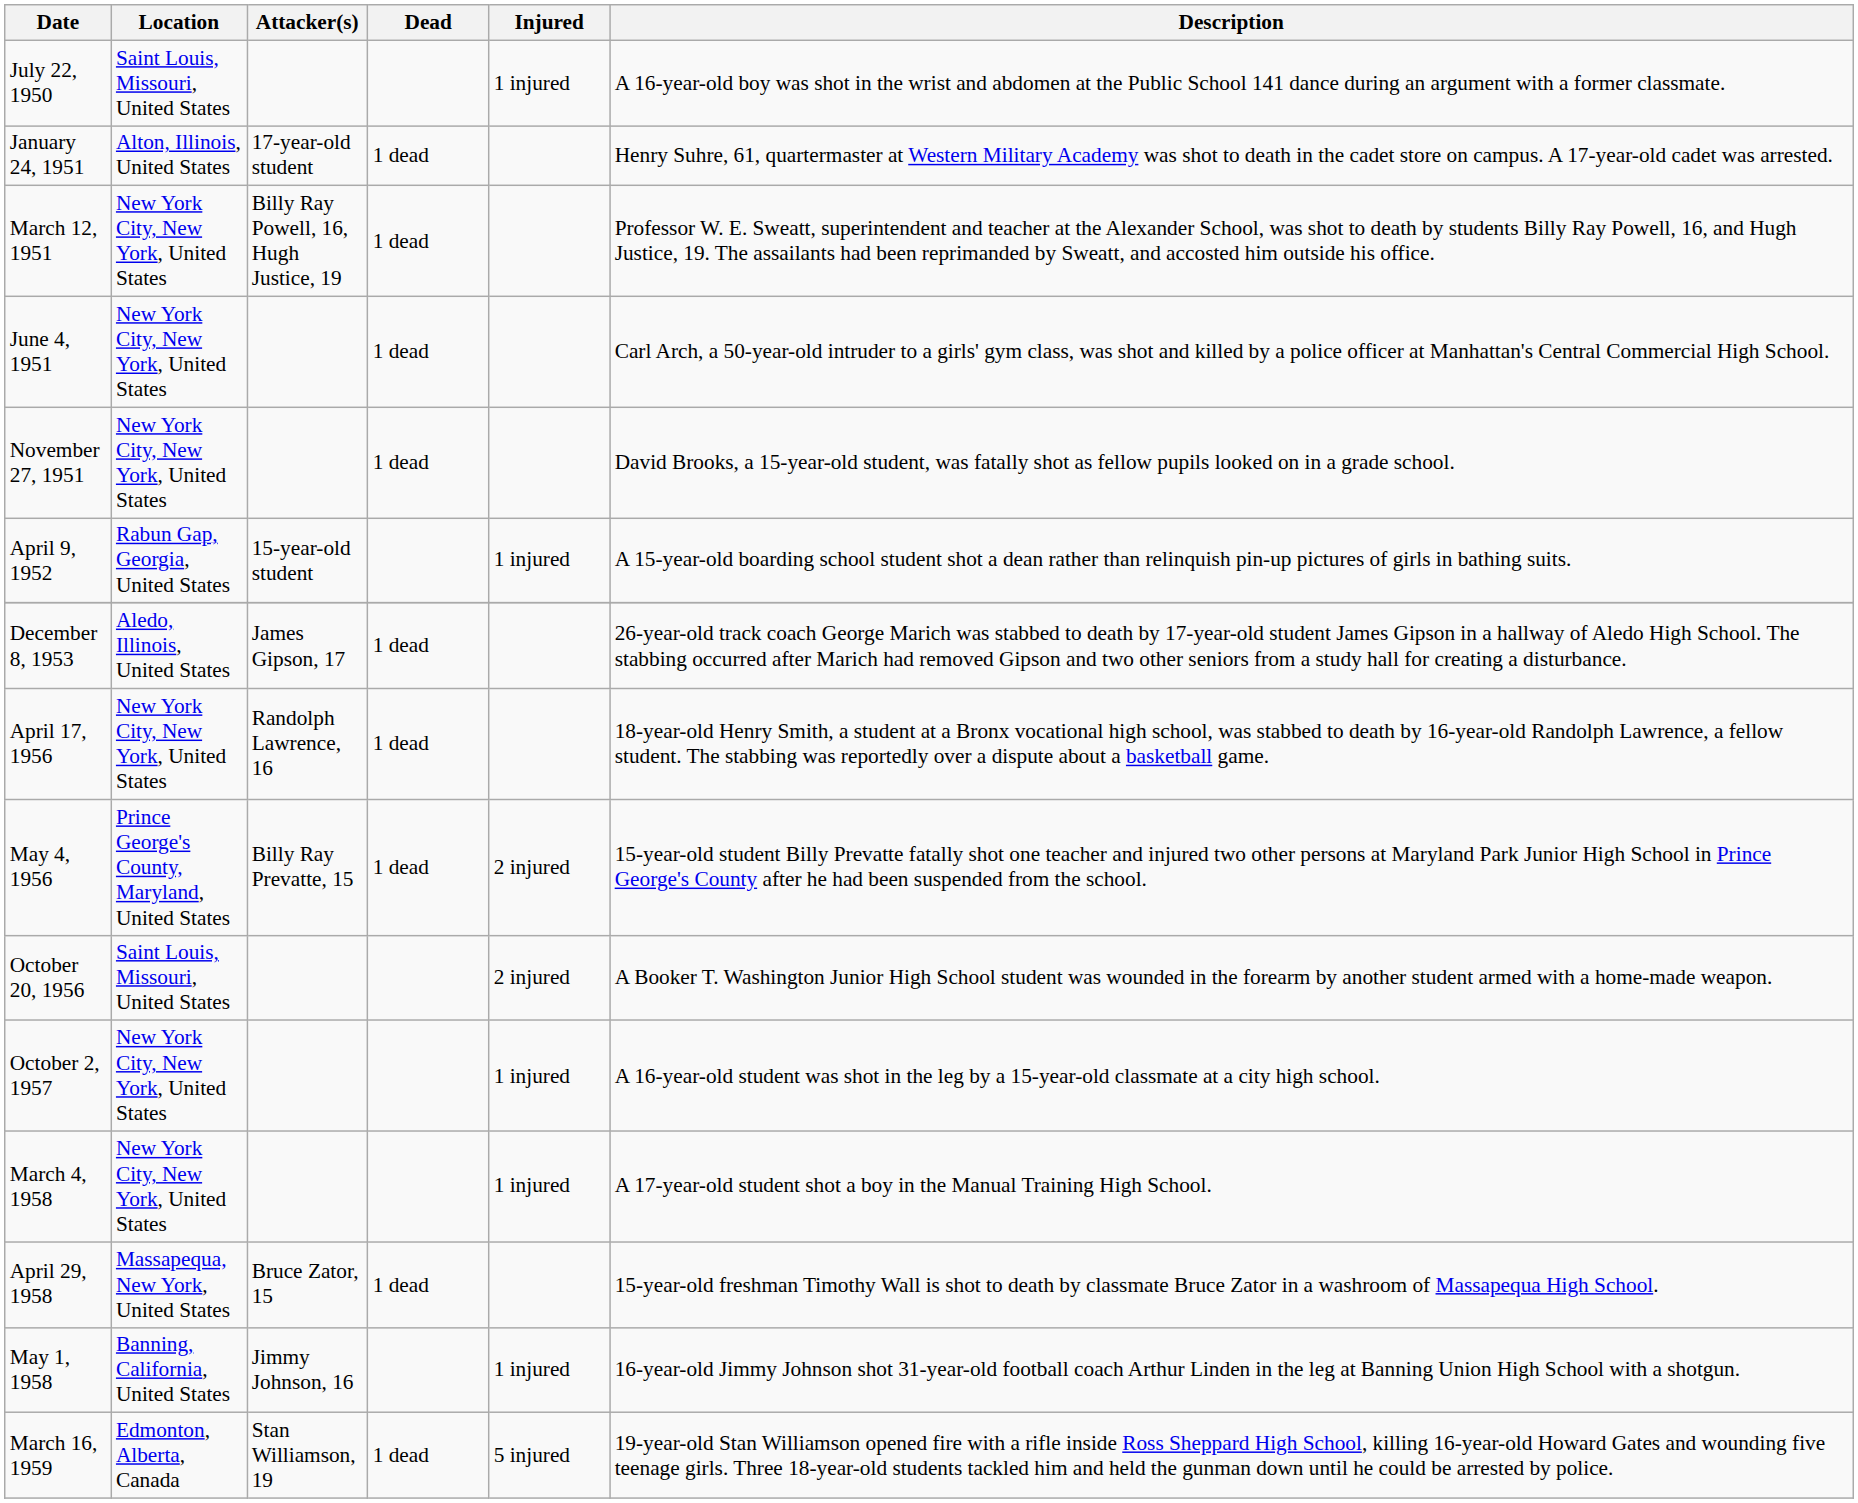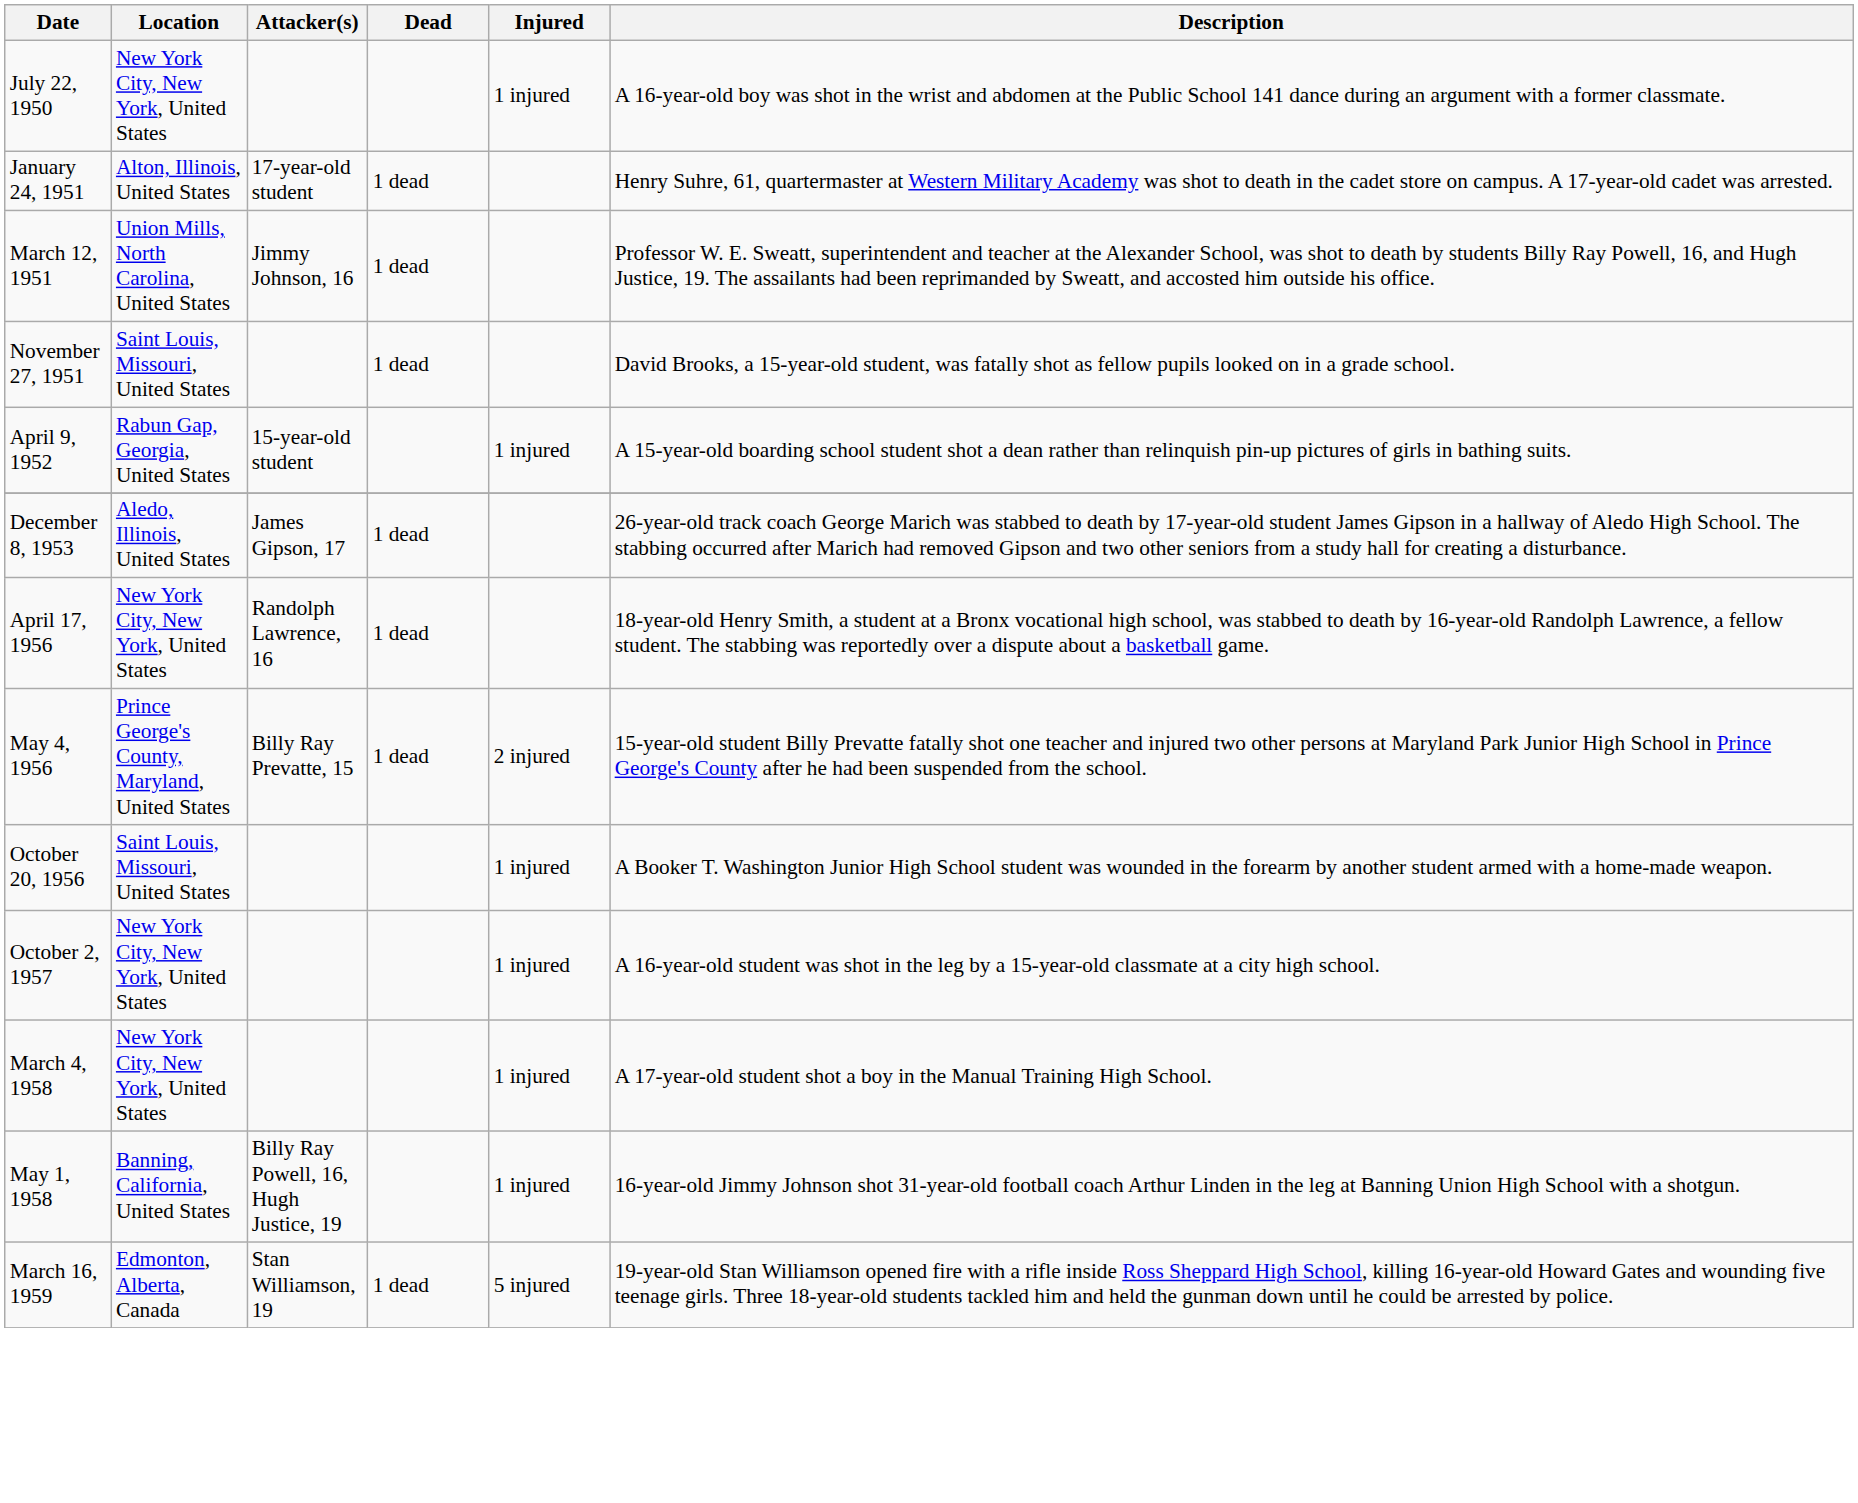(173, 82) Saint Louis, Missouri, United States -> (171, 95) New York City, New York, United States
(171, 241) New York City, New York, United States -> (173, 266) Union Mills, North Carolina, United States
(300, 241) Billy Ray Powell, 16, Hugh Justice, 19 -> (303, 266) Jimmy Johnson, 16
- row: (40, 351)
(171, 462) New York City, New York, United States -> (173, 364) Saint Louis, Missouri, United States
(532, 977) 2 injured -> (532, 867) 1 injured
- row: (48, 1284)
(303, 1370) Jimmy Johnson, 16 -> (300, 1186) Billy Ray Powell, 16, Hugh Justice, 19
